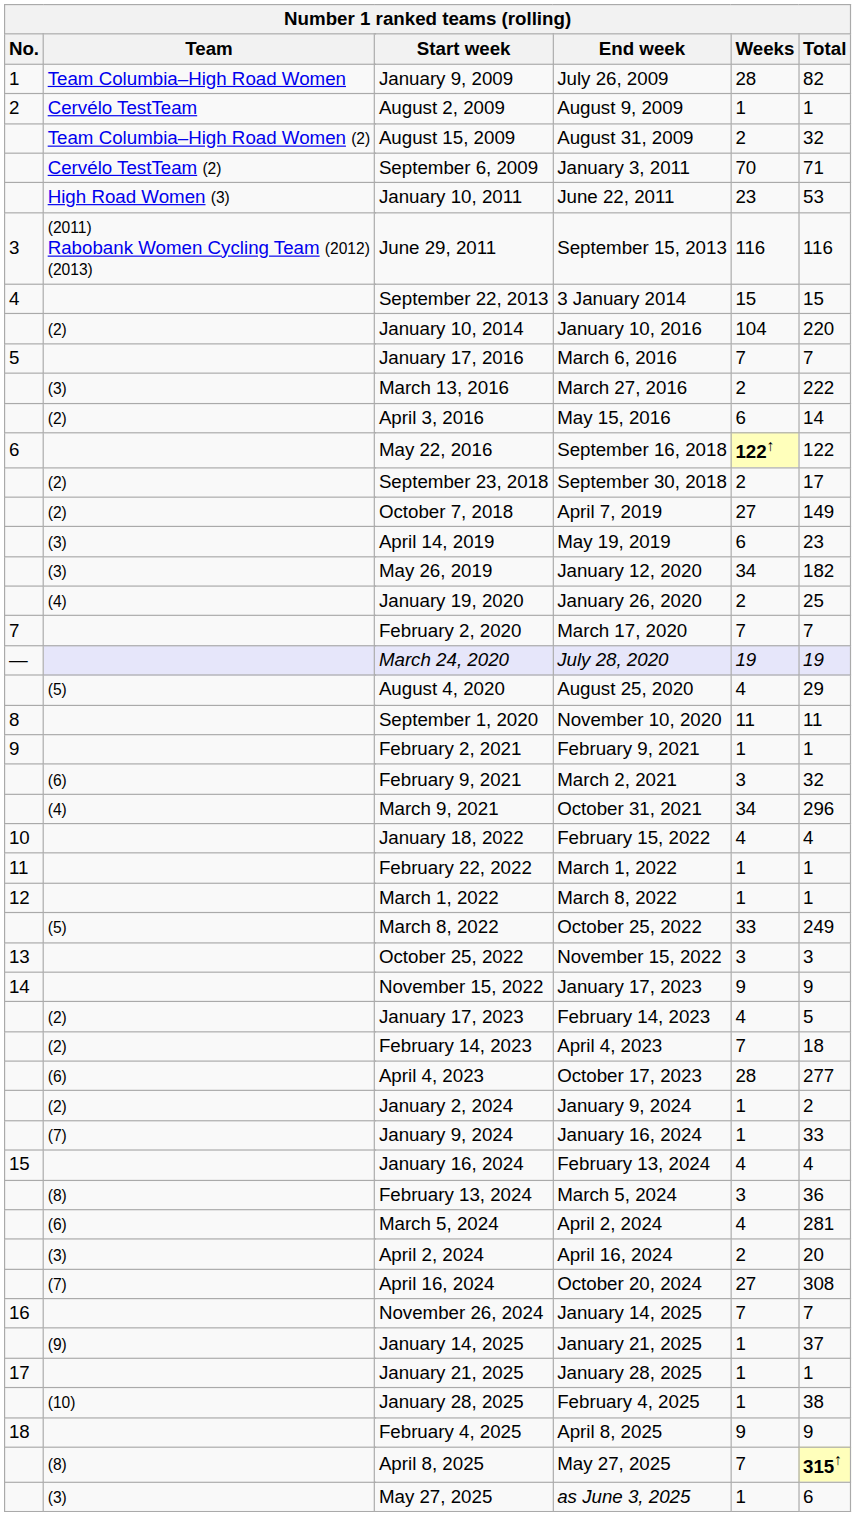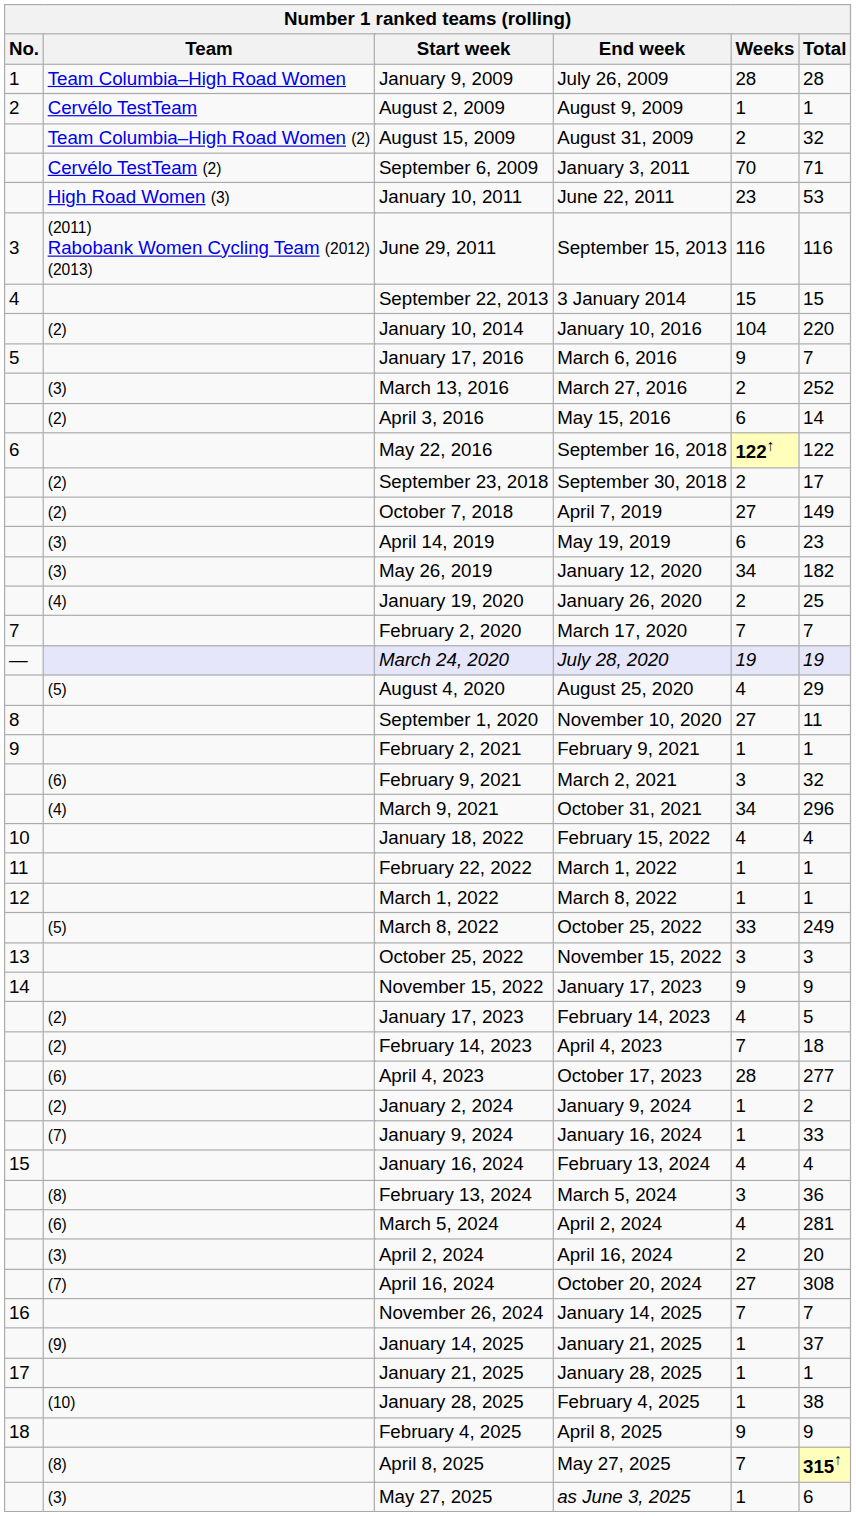(813, 78) 82 -> (813, 78) 28
(741, 358) 7 -> (741, 358) 9
(819, 388) 222 -> (819, 388) 252
(745, 719) 11 -> (746, 719) 27
